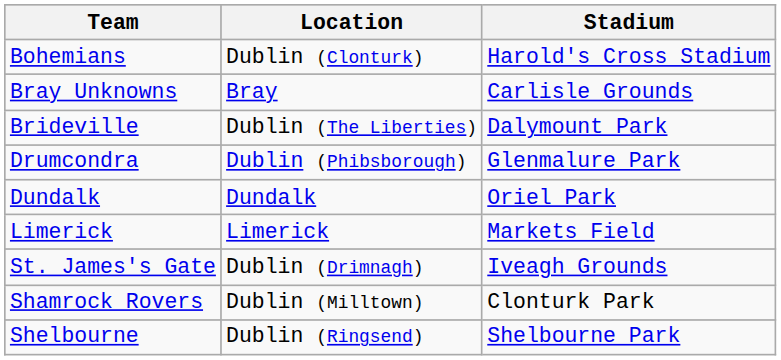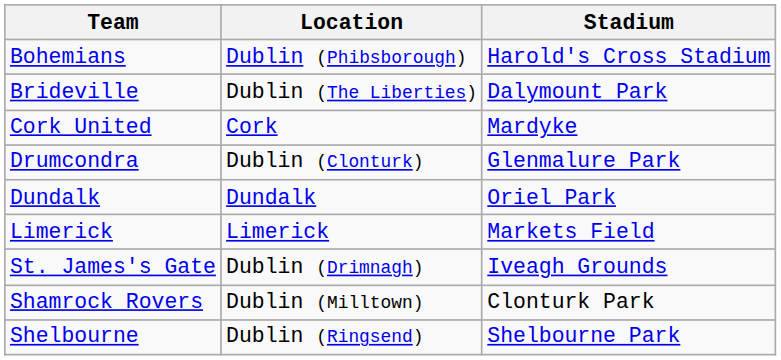(325, 57) Dublin (Clonturk) -> (346, 57) Dublin (Phibsborough)
- row: (94, 92)
+ row: (81, 127)
(346, 162) Dublin (Phibsborough) -> (325, 162) Dublin (Clonturk)
